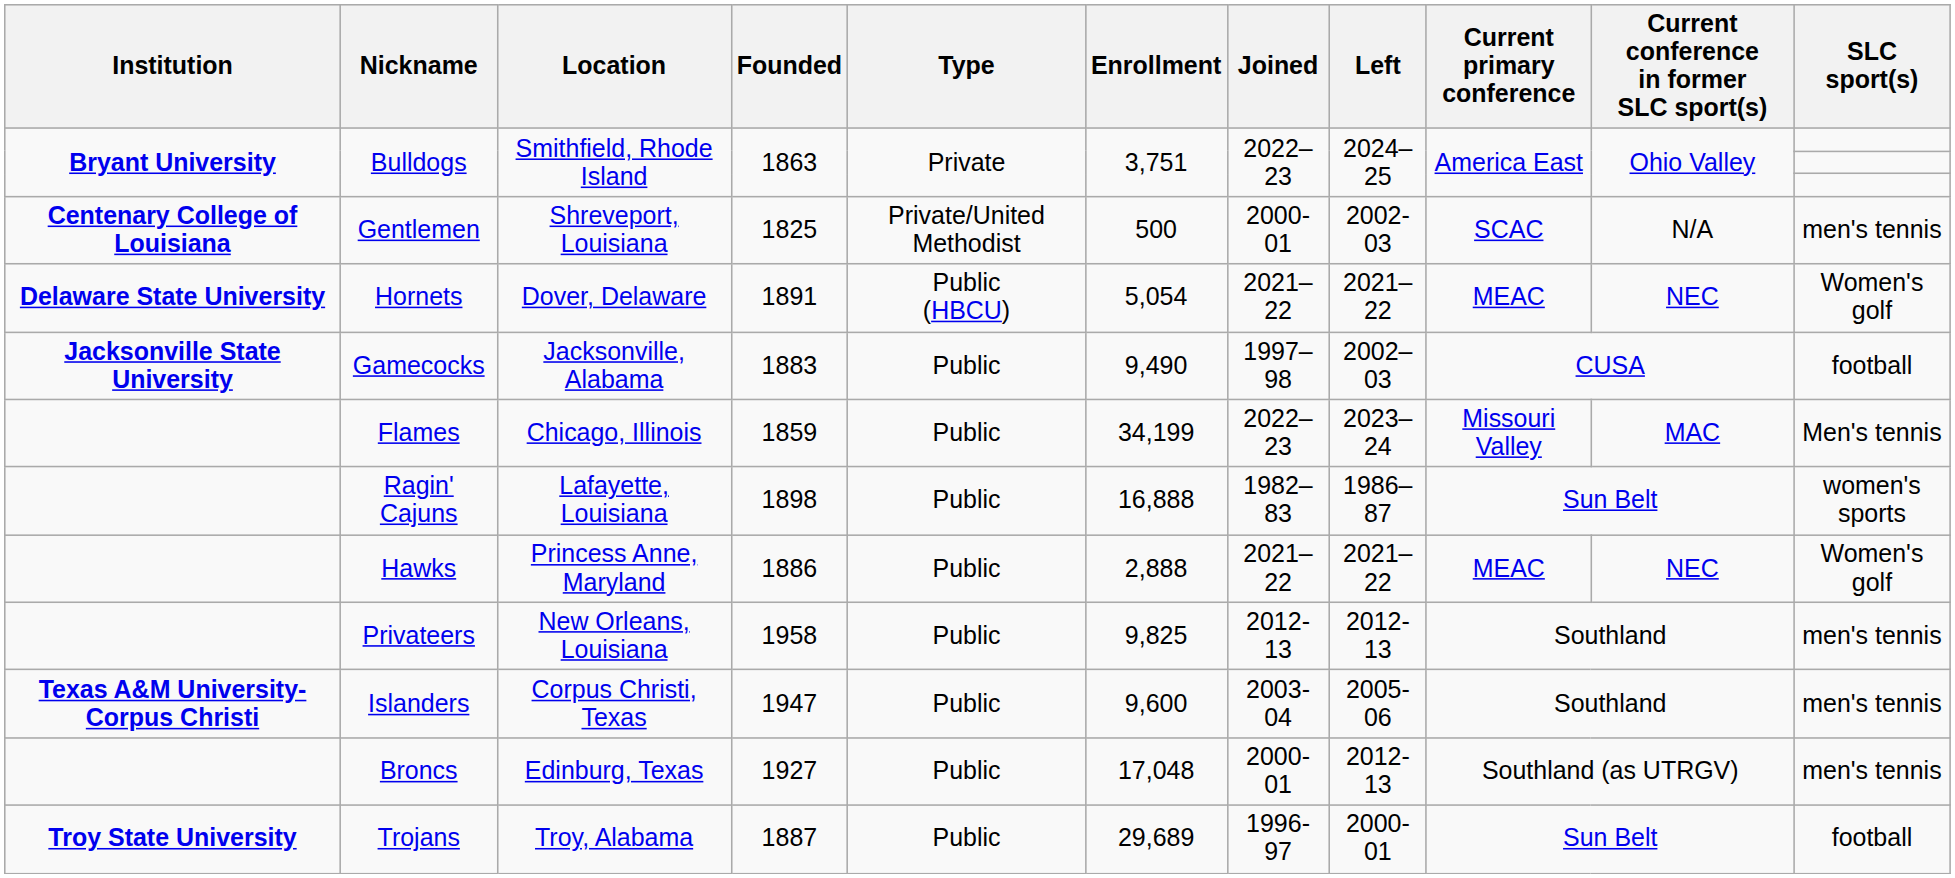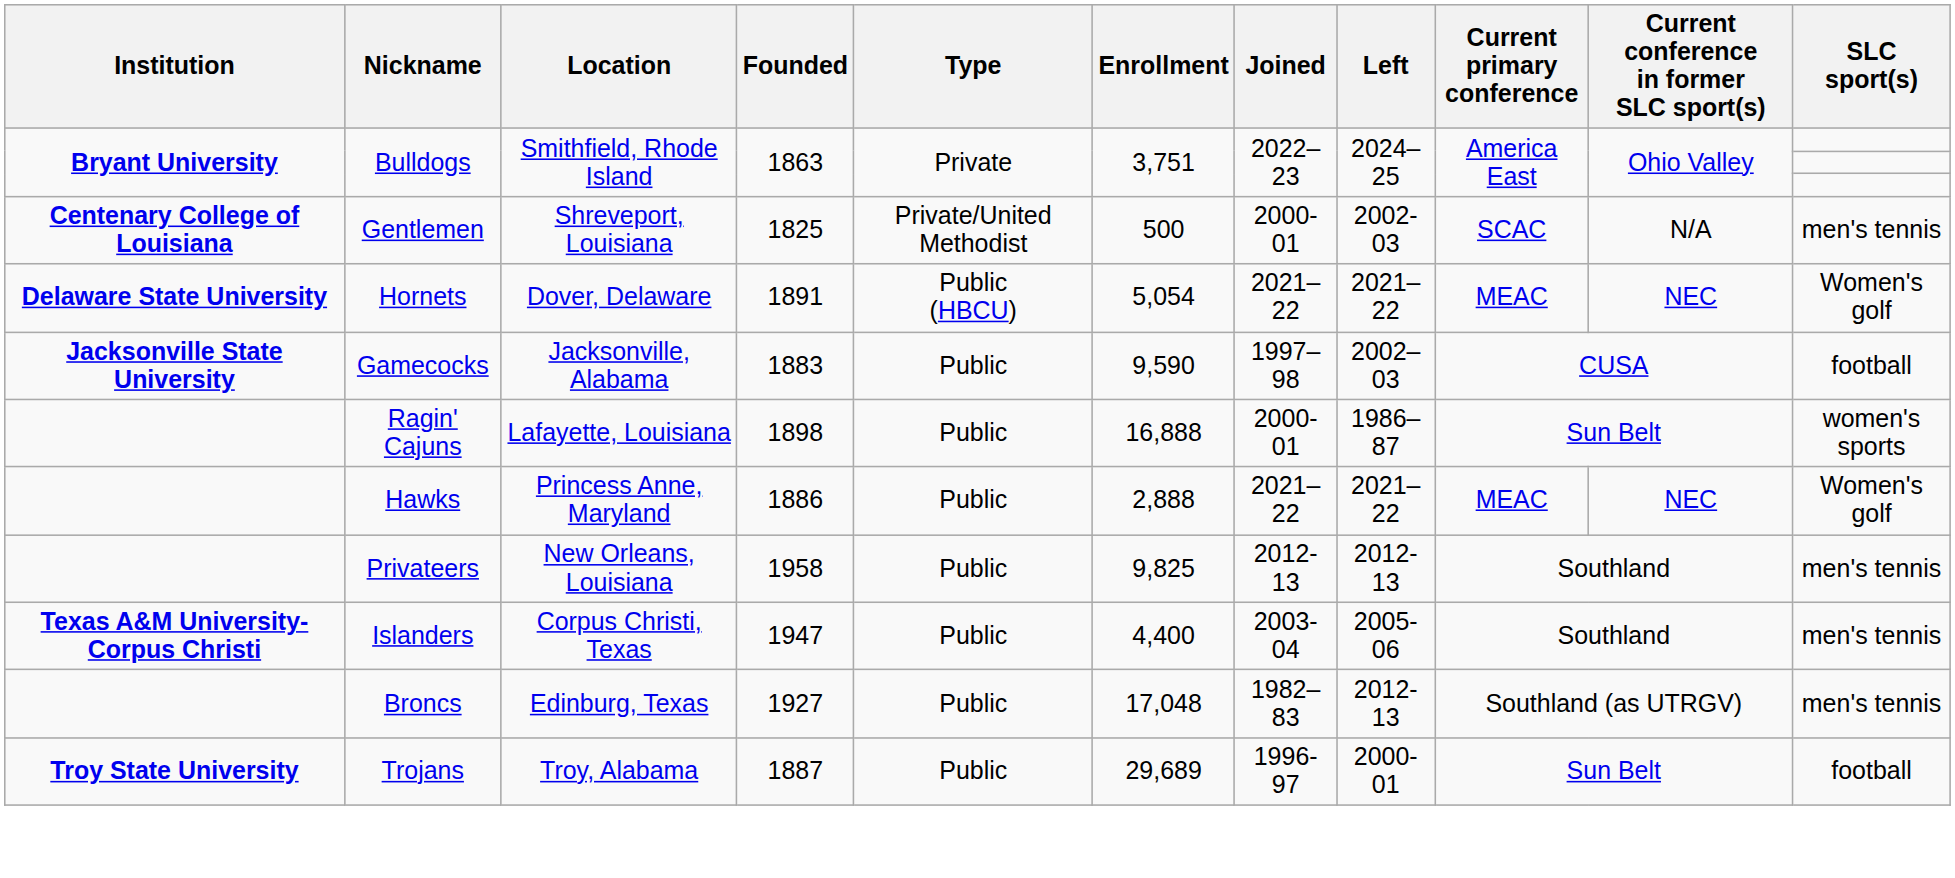(1156, 365) 9,490 -> (1164, 365) 9,590
- row: (419, 432)
(1278, 500) 1982–83 -> (1286, 432) 2000-01
(1156, 703) 9,600 -> (1164, 635) 4,400
(1278, 771) 2000-01 -> (1286, 703) 1982–83
